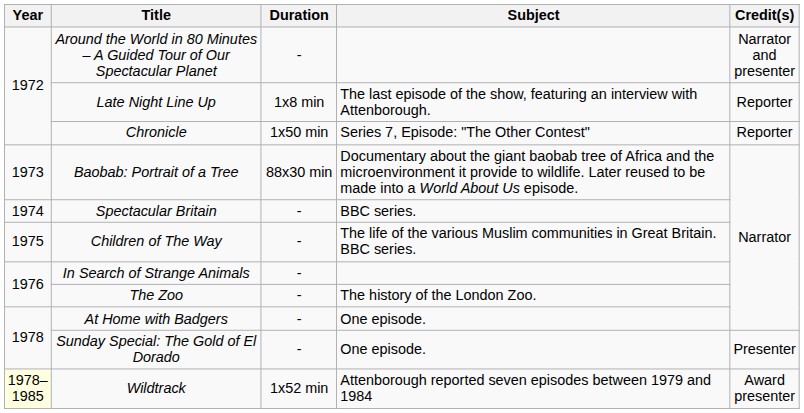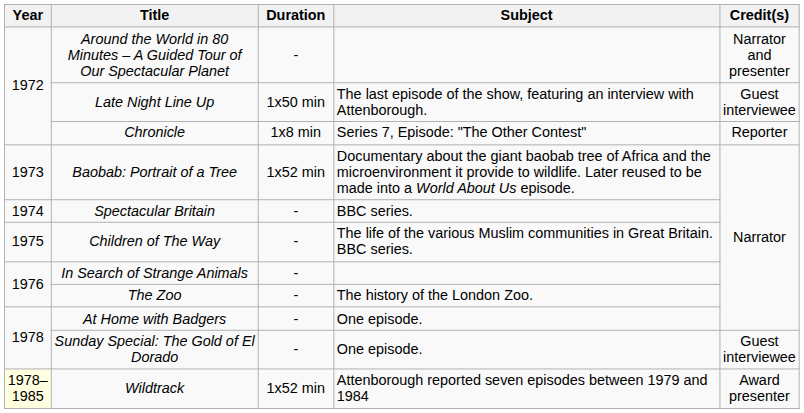(299, 102) 1x8 min -> (296, 102) 1x50 min
(765, 102) Reporter -> (759, 102) Guest interviewee
(299, 133) 1x50 min -> (296, 133) 1x8 min
(299, 172) 88x30 min -> (296, 172) 1x52 min
(765, 349) Presenter -> (759, 349) Guest interviewee
